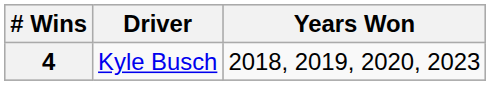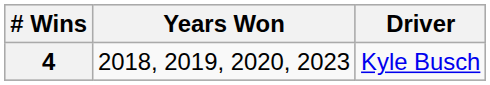columns swapped: (158, 24) <-> (354, 24)
